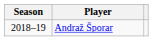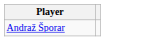- column: (28, 12)
